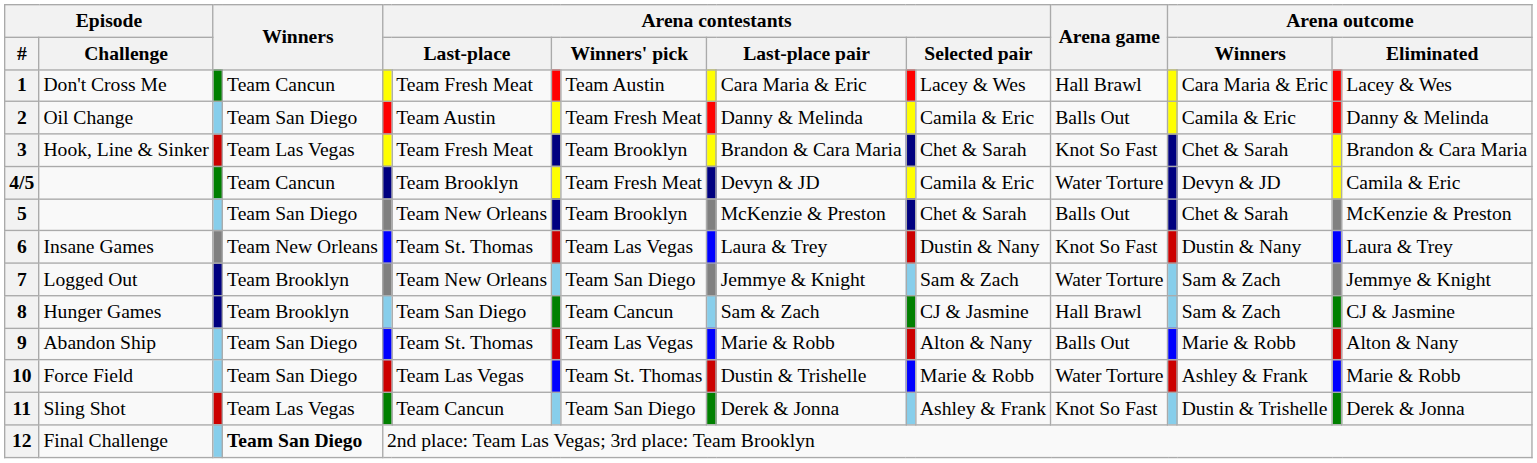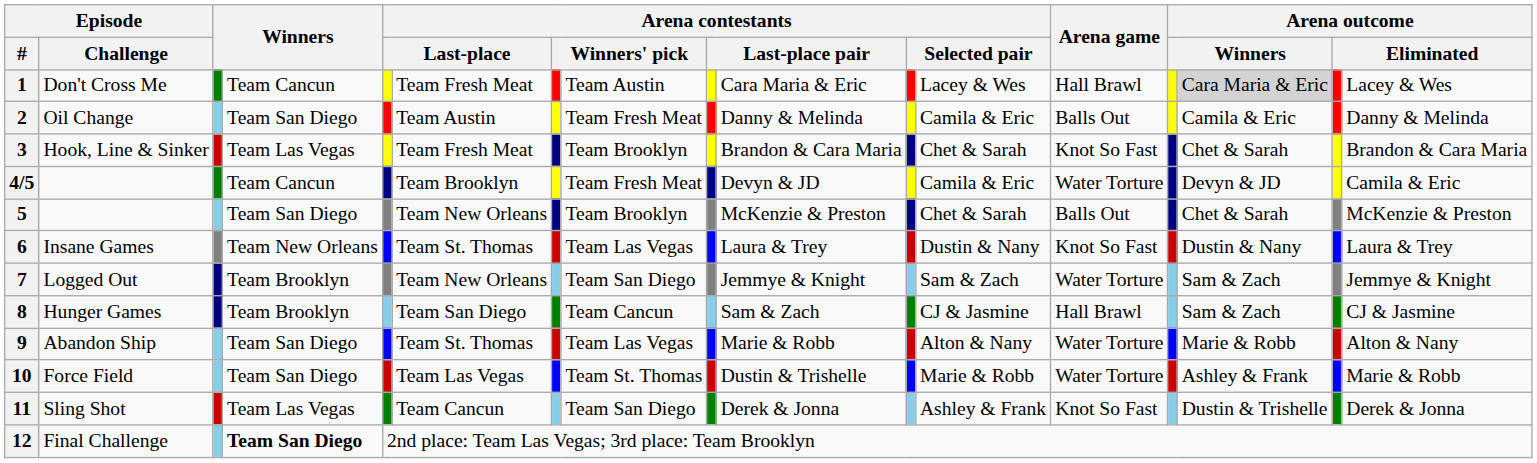(1255, 85) no background -> (1255, 85) lightgrey background
(1093, 344) Balls Out -> (1109, 344) Water Torture
